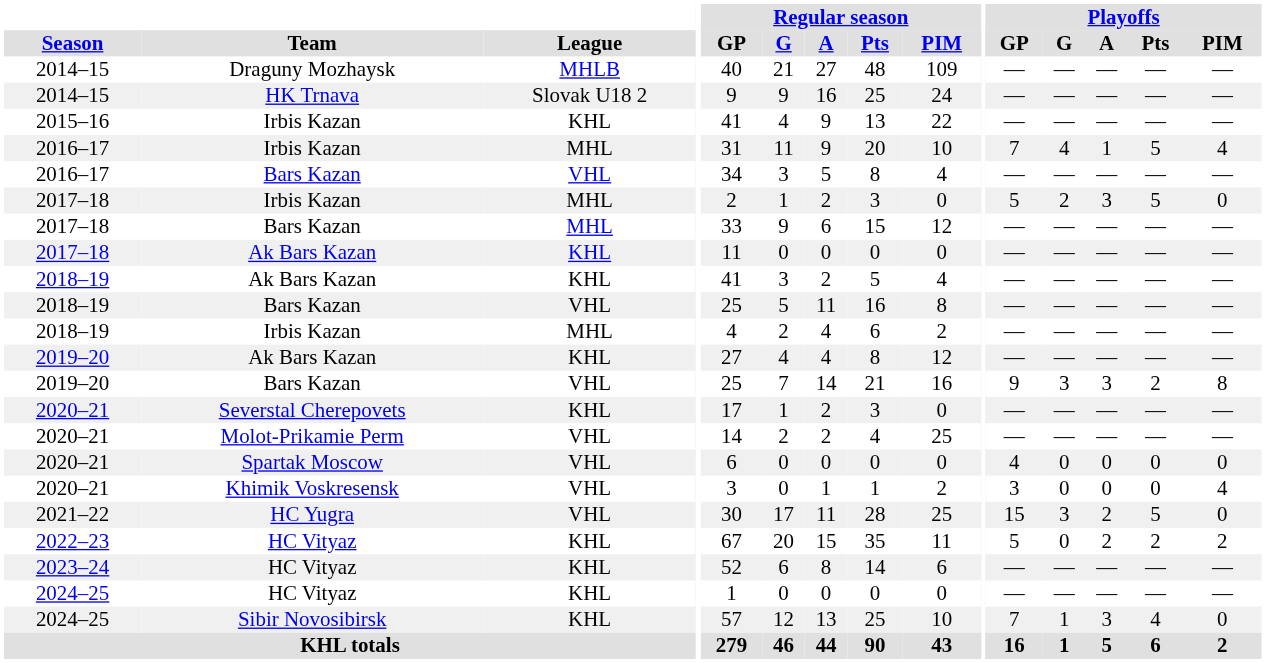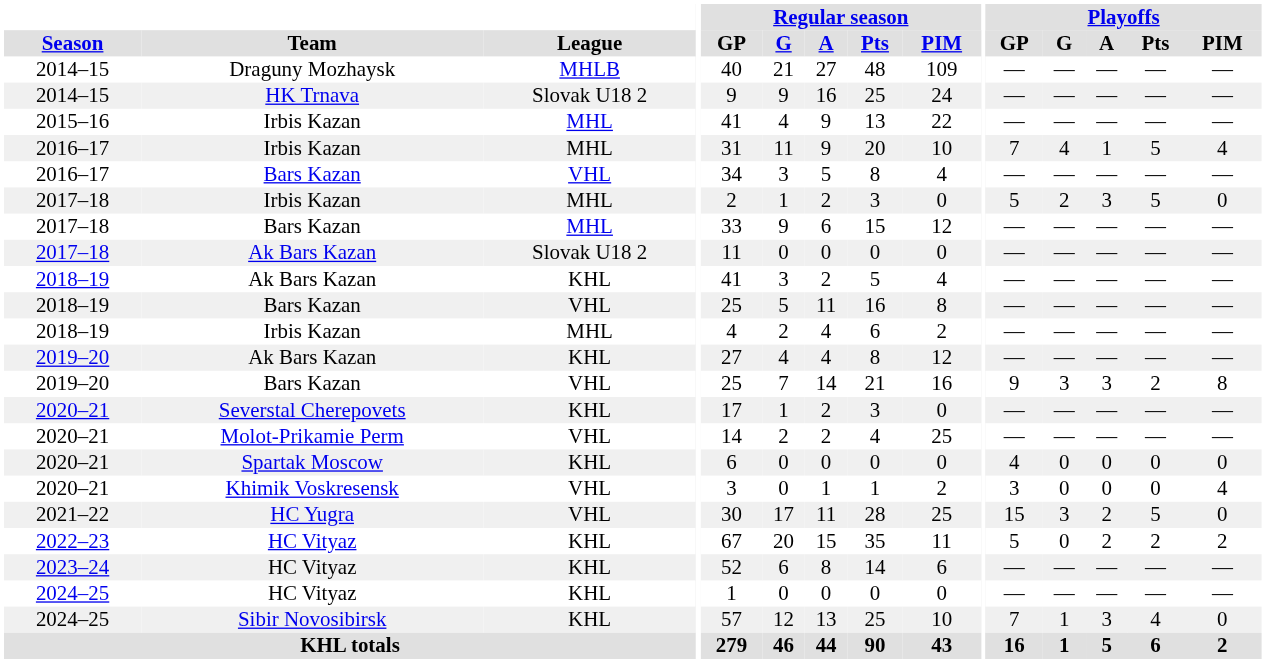(590, 121) KHL -> (590, 121) MHL
(590, 252) KHL -> (590, 252) Slovak U18 2
(590, 462) VHL -> (590, 462) KHL
